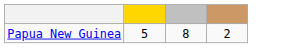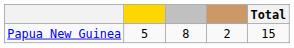+ column: (268, 14)
